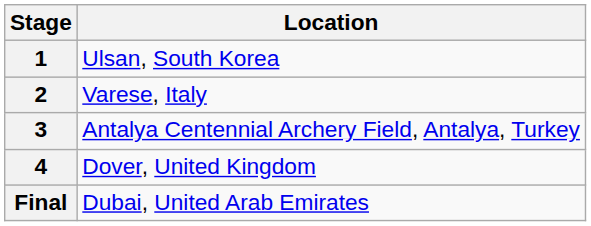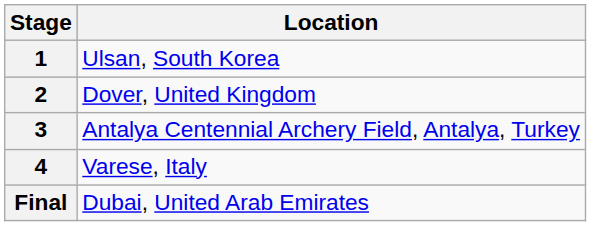(145, 94) Varese, Italy -> (199, 94) Dover, United Kingdom
(199, 166) Dover, United Kingdom -> (145, 166) Varese, Italy
